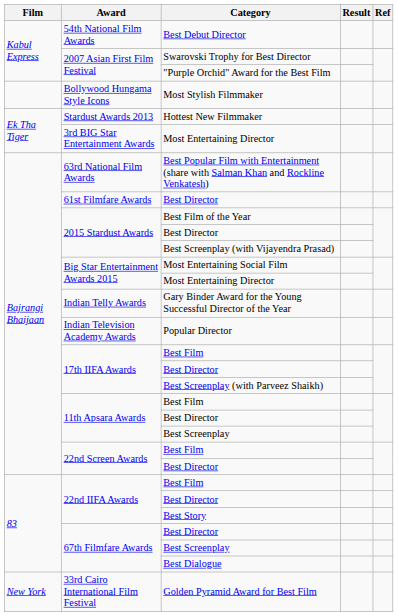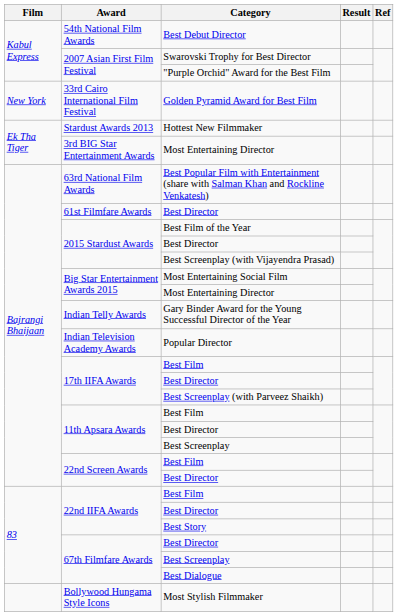rows swapped: (101, 591) <-> (108, 94)
